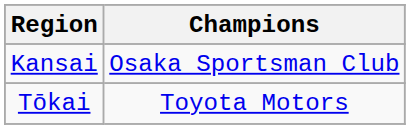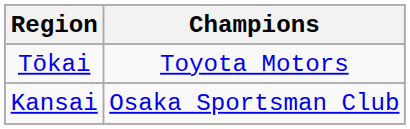rows swapped: (54, 103) <-> (54, 64)
